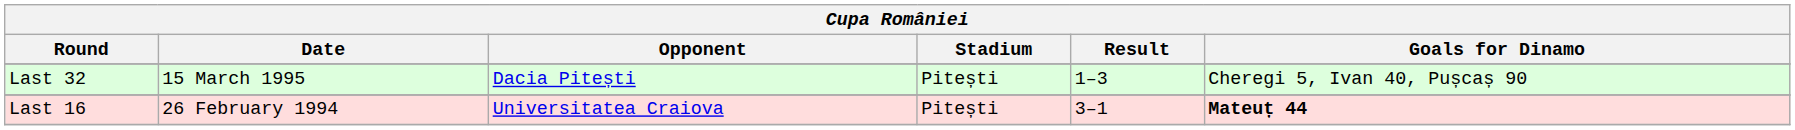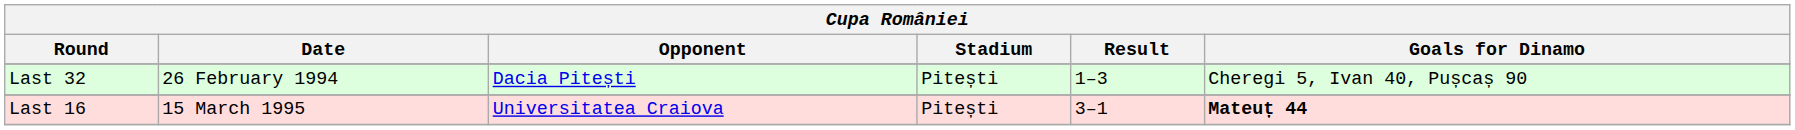(234, 79) 15 March 1995 -> (250, 79) 26 February 1994
(250, 109) 26 February 1994 -> (234, 109) 15 March 1995
